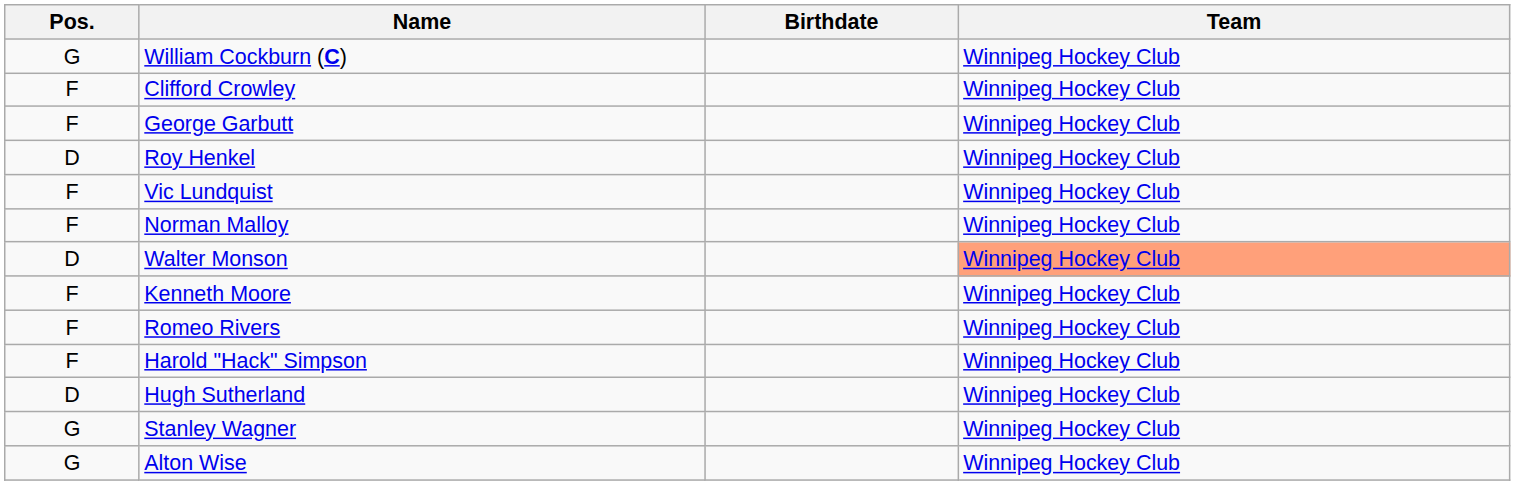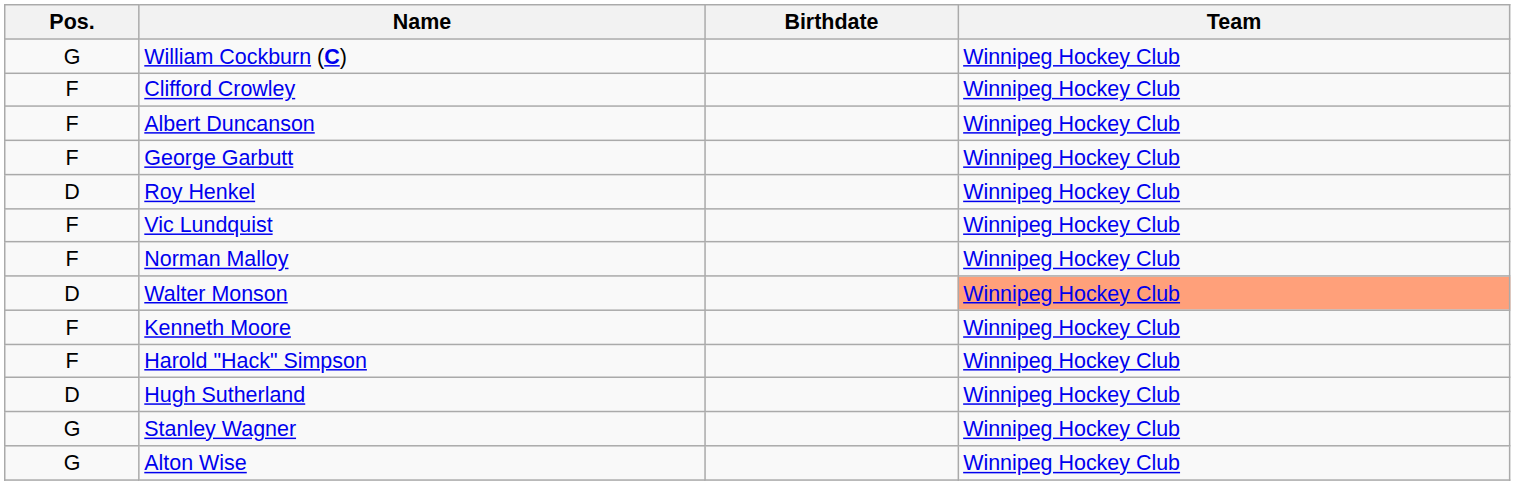+ row: (230, 124)
- row: (212, 327)
